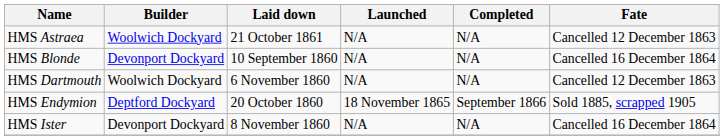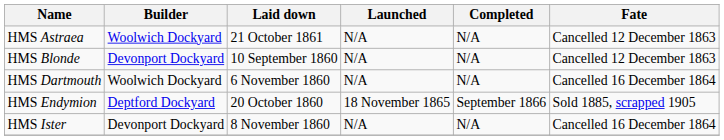(634, 59) Cancelled 16 December 1864 -> (634, 59) Cancelled 12 December 1863
(634, 80) Cancelled 12 December 1863 -> (634, 80) Cancelled 16 December 1864
